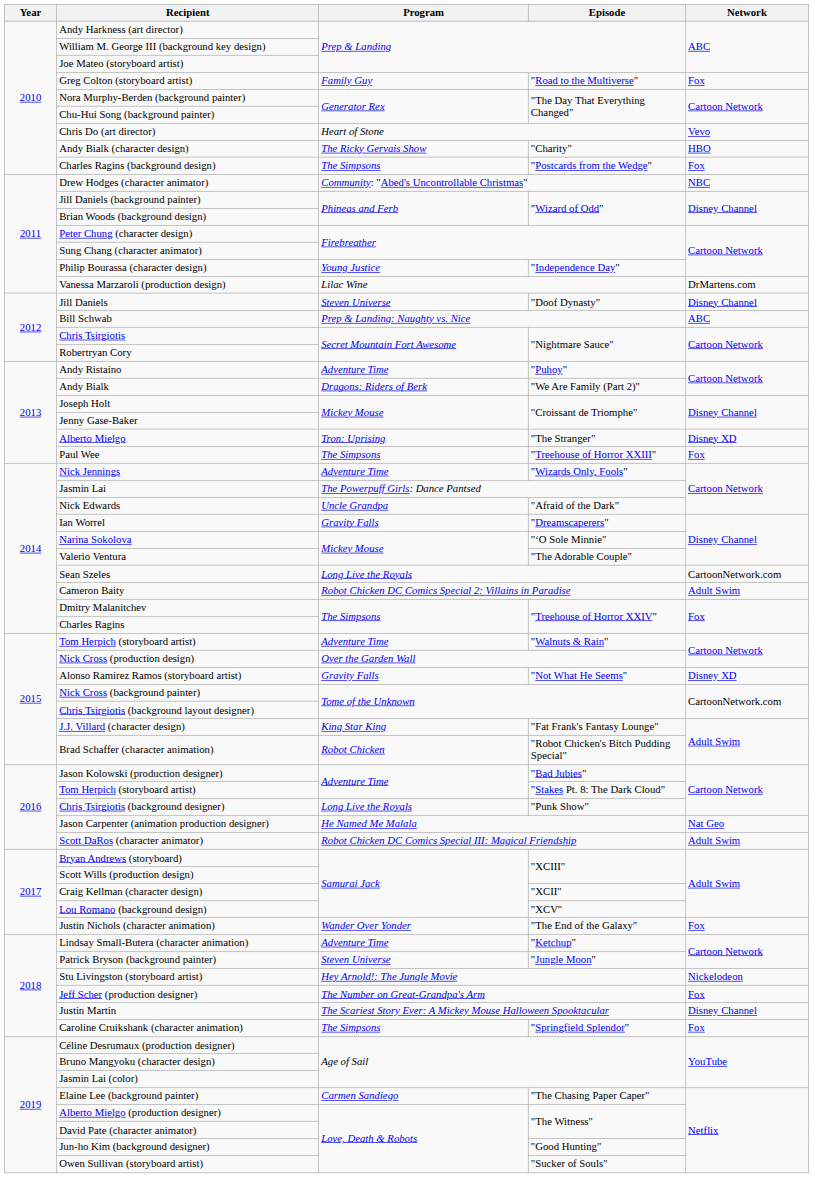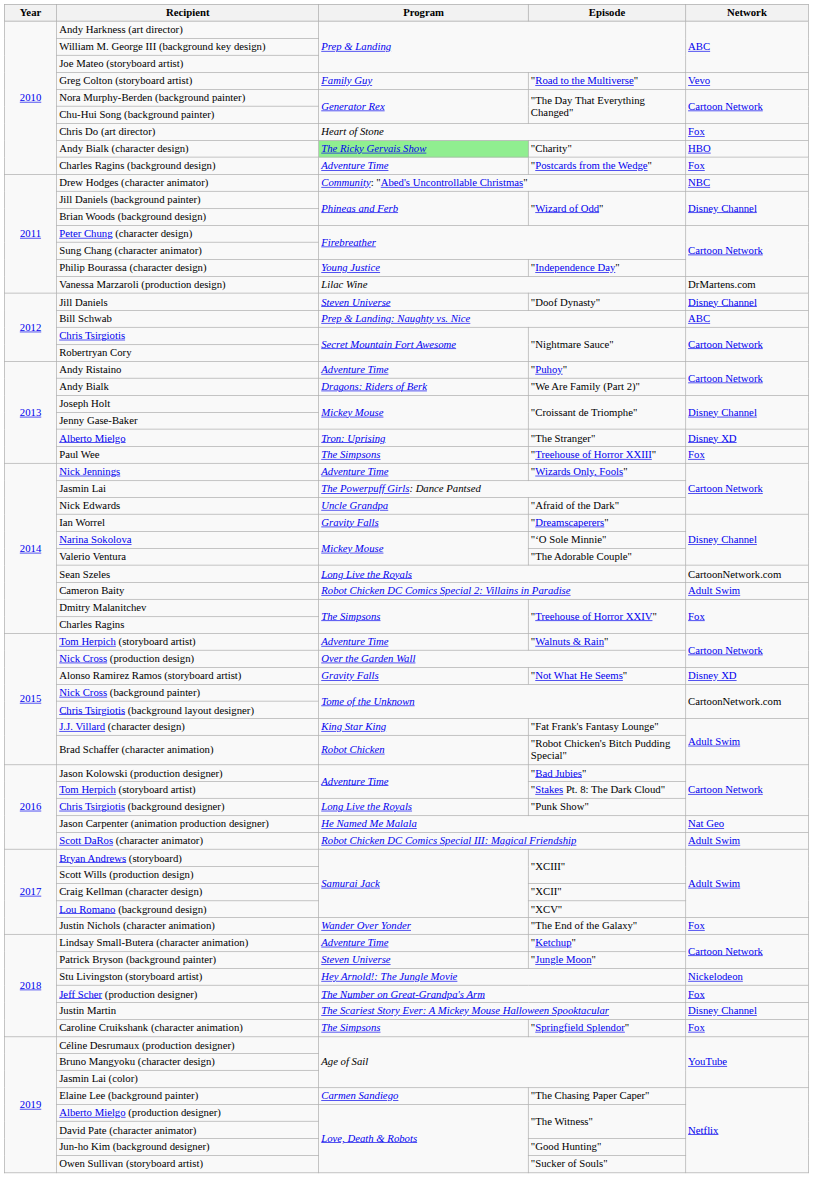(696, 81) Fox -> (699, 81) Vevo
(699, 132) Vevo -> (696, 132) Fox
(374, 149) no background -> (374, 149) lightgreen background
(351, 166) The Simpsons -> (355, 166) Adventure Time
